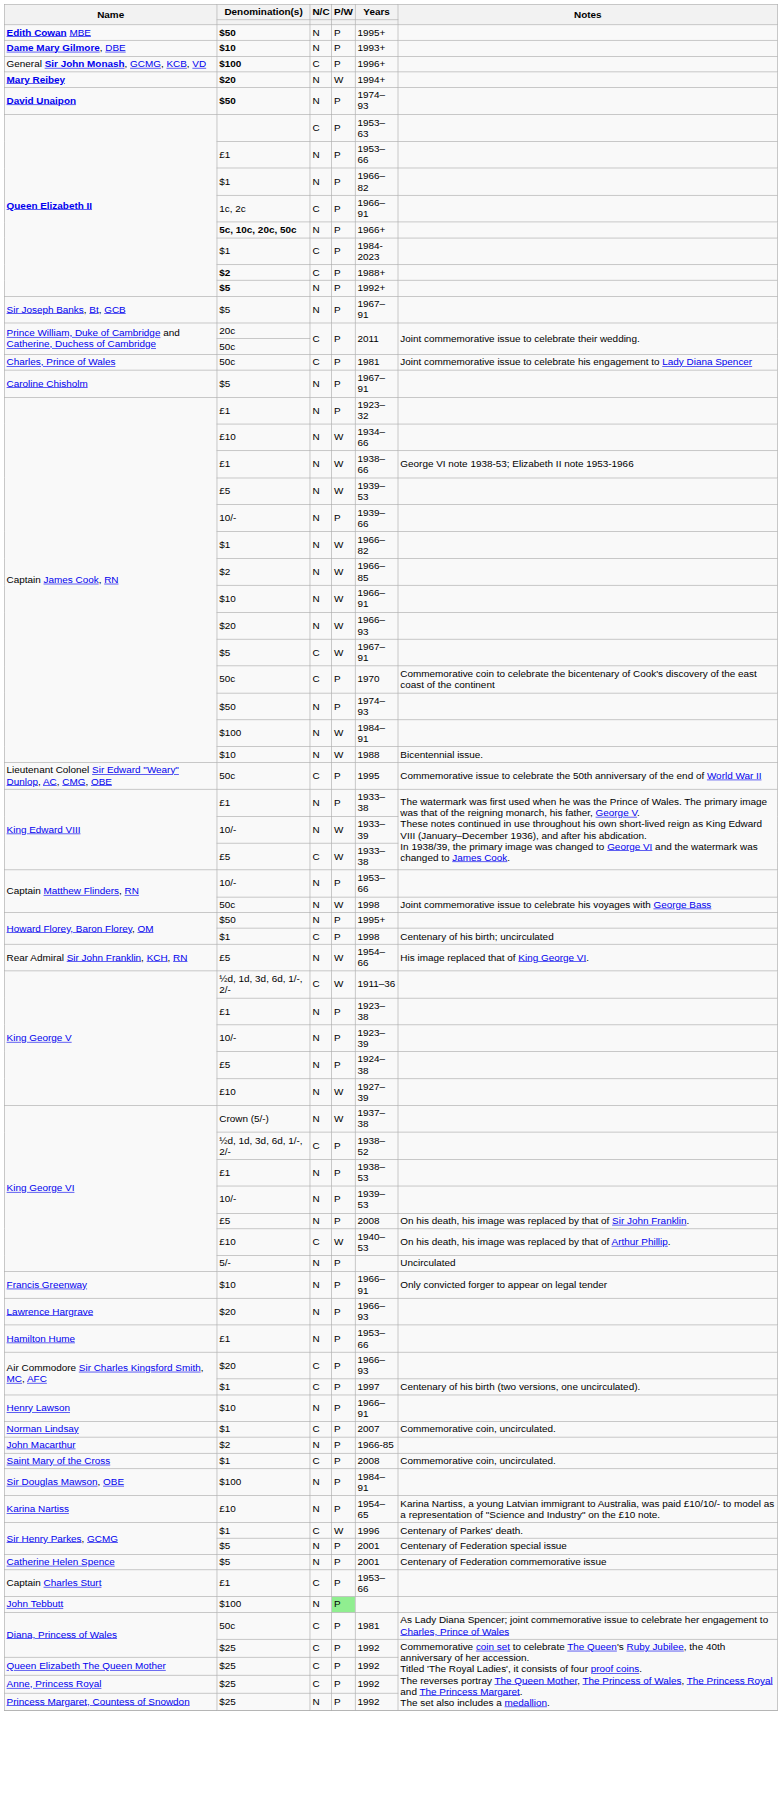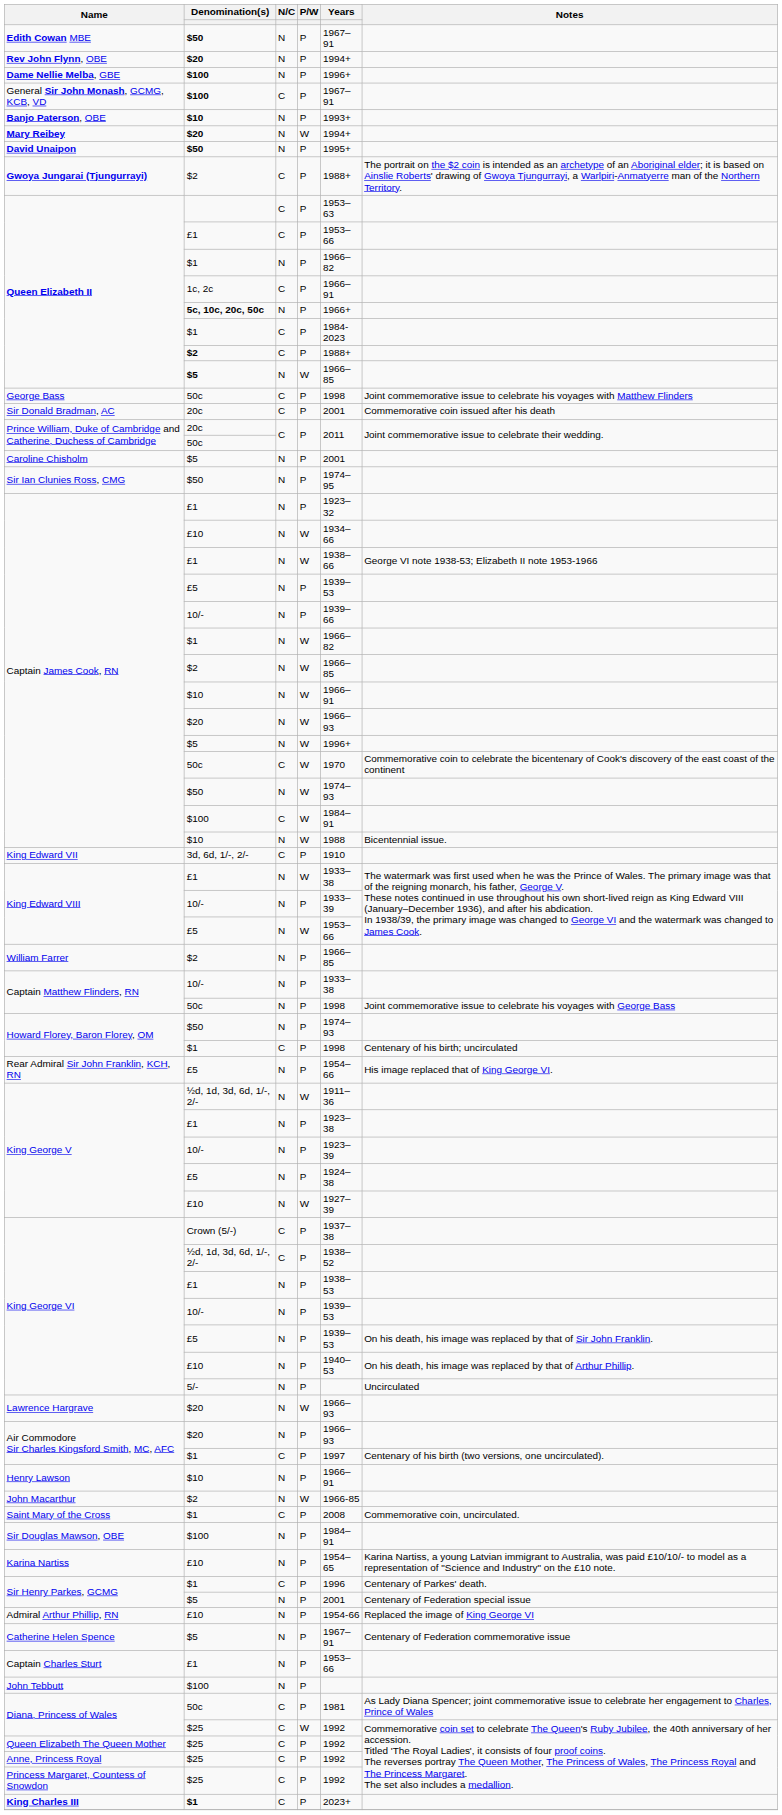(371, 32) 1995+ -> (337, 38) 1967–91
+ row: (57, 59)
- row: (66, 48)
+ row: (63, 75)
(371, 64) 1996+ -> (337, 96) 1967–91
+ row: (56, 117)
(371, 101) 1974–93 -> (337, 149) 1995+
+ row: (77, 176)
(316, 154) N -> (282, 235) C
(337, 288) P -> (304, 374) W
(371, 288) 1992+ -> (337, 374) 1966–85
- row: (66, 309)
+ row: (36, 395)
+ row: (61, 411)
- row: (61, 362)
(371, 383) 1967–91 -> (334, 458) 2001
+ row: (66, 480)
(339, 491) W -> (303, 587) P
(316, 652) C -> (282, 743) N
(371, 652) 1967–91 -> (337, 743) 1996+
(337, 679) P -> (304, 764) W
(337, 706) P -> (304, 791) W
(316, 733) N -> (282, 818) C
- row: (93, 776)
+ row: (42, 855)
(337, 802) P -> (304, 877) W
(339, 829) W -> (303, 903) P
(316, 856) C -> (282, 930) N
(371, 856) 1933–38 -> (337, 930) 1953–66
+ row: (37, 957)
(371, 883) 1953–66 -> (337, 984) 1933–38
(339, 904) W -> (303, 1005) P
(371, 920) 1995+ -> (337, 1027) 1974–93
(339, 957) W -> (303, 1069) P
(316, 984) C -> (282, 1096) N
(316, 1119) N -> (282, 1231) C
(339, 1119) W -> (303, 1231) P
(368, 1221) 2008 -> (337, 1338) 1939–53
(316, 1242) C -> (282, 1365) N
(339, 1242) W -> (303, 1365) P
- row: (47, 1284)
(337, 1311) P -> (304, 1408) W
- row: (41, 1338)
(316, 1365) C -> (282, 1435) N
- row: (43, 1429)
(337, 1445) P -> (304, 1499) W
(339, 1530) W -> (303, 1584) P
+ row: (63, 1615)
(368, 1562) 2001 -> (337, 1637) 1967–91
(316, 1583) C -> (282, 1664) N
(337, 1604) lightgreen background -> (303, 1685) no background
(337, 1648) P -> (304, 1727) W
(316, 1702) N -> (282, 1780) C
+ row: (43, 1802)
